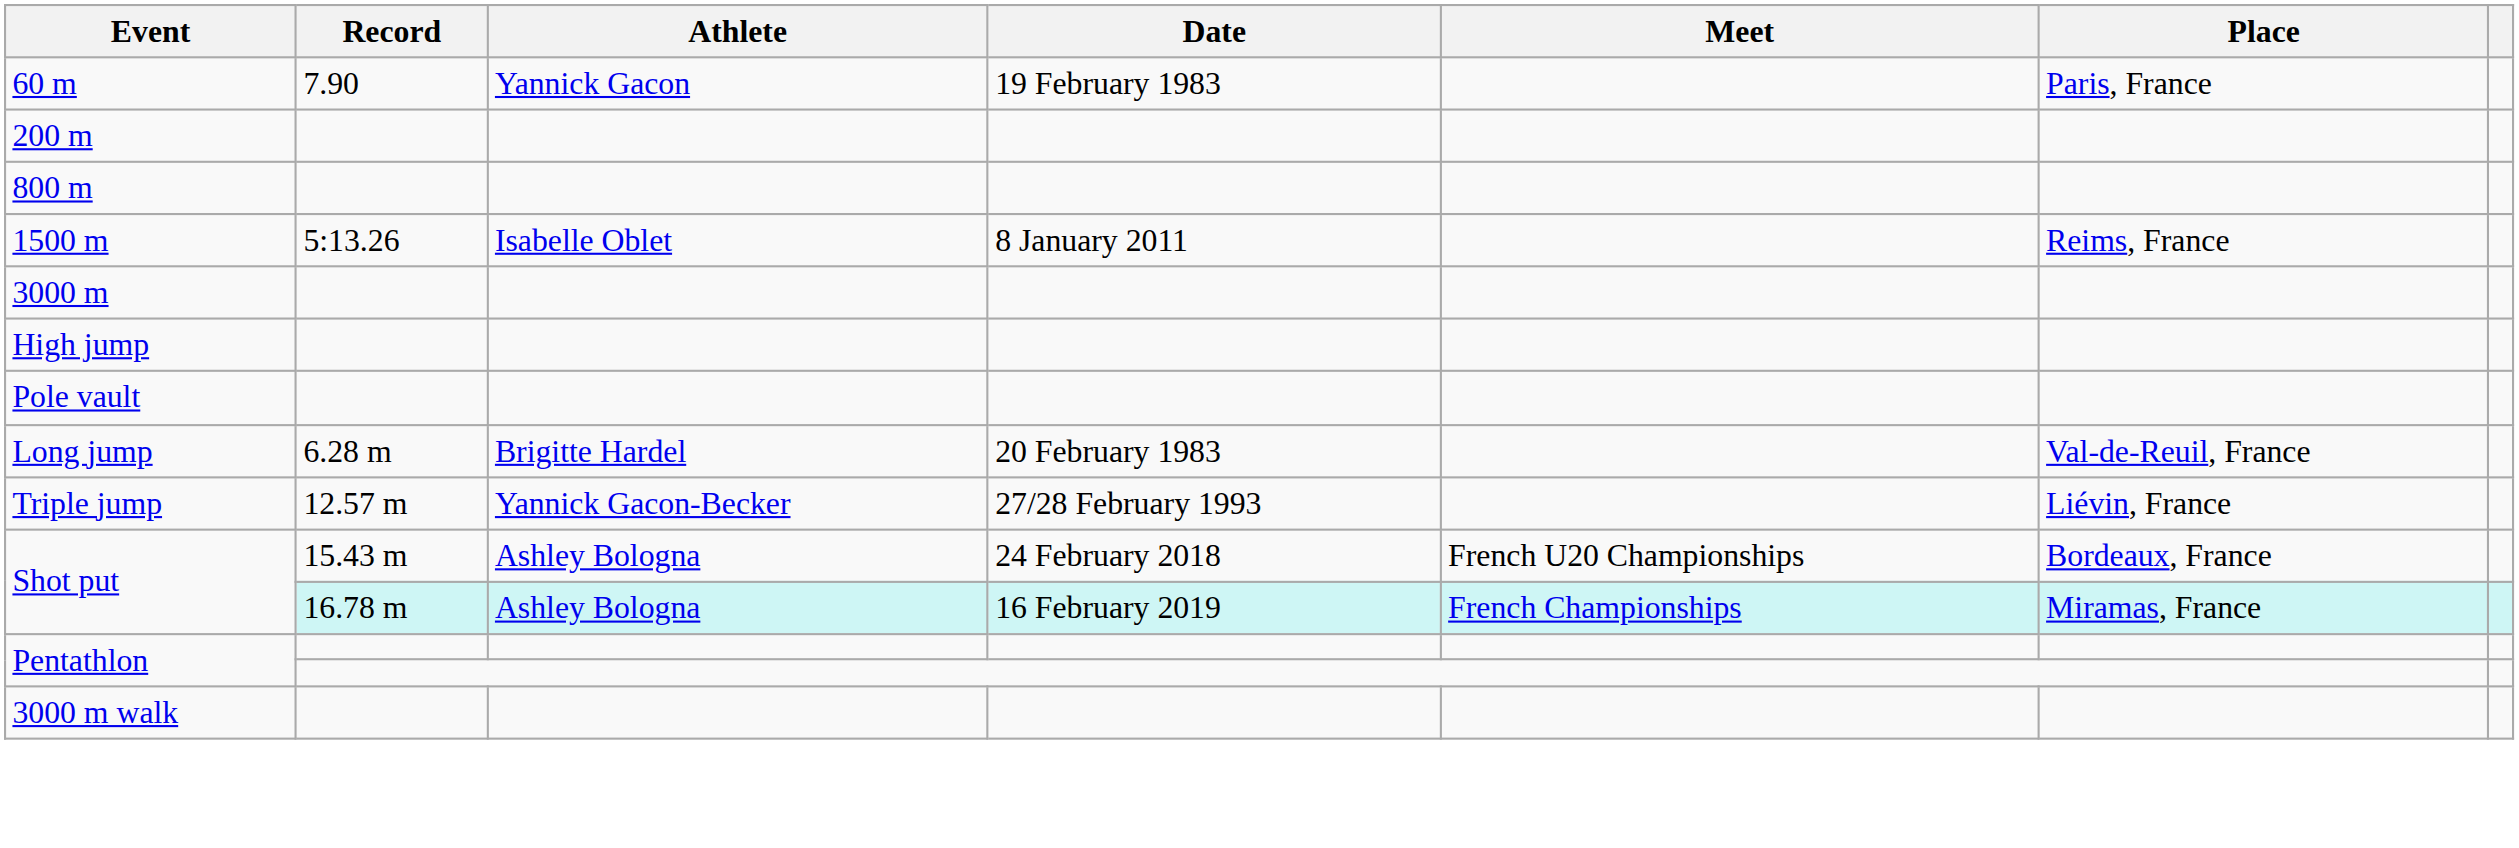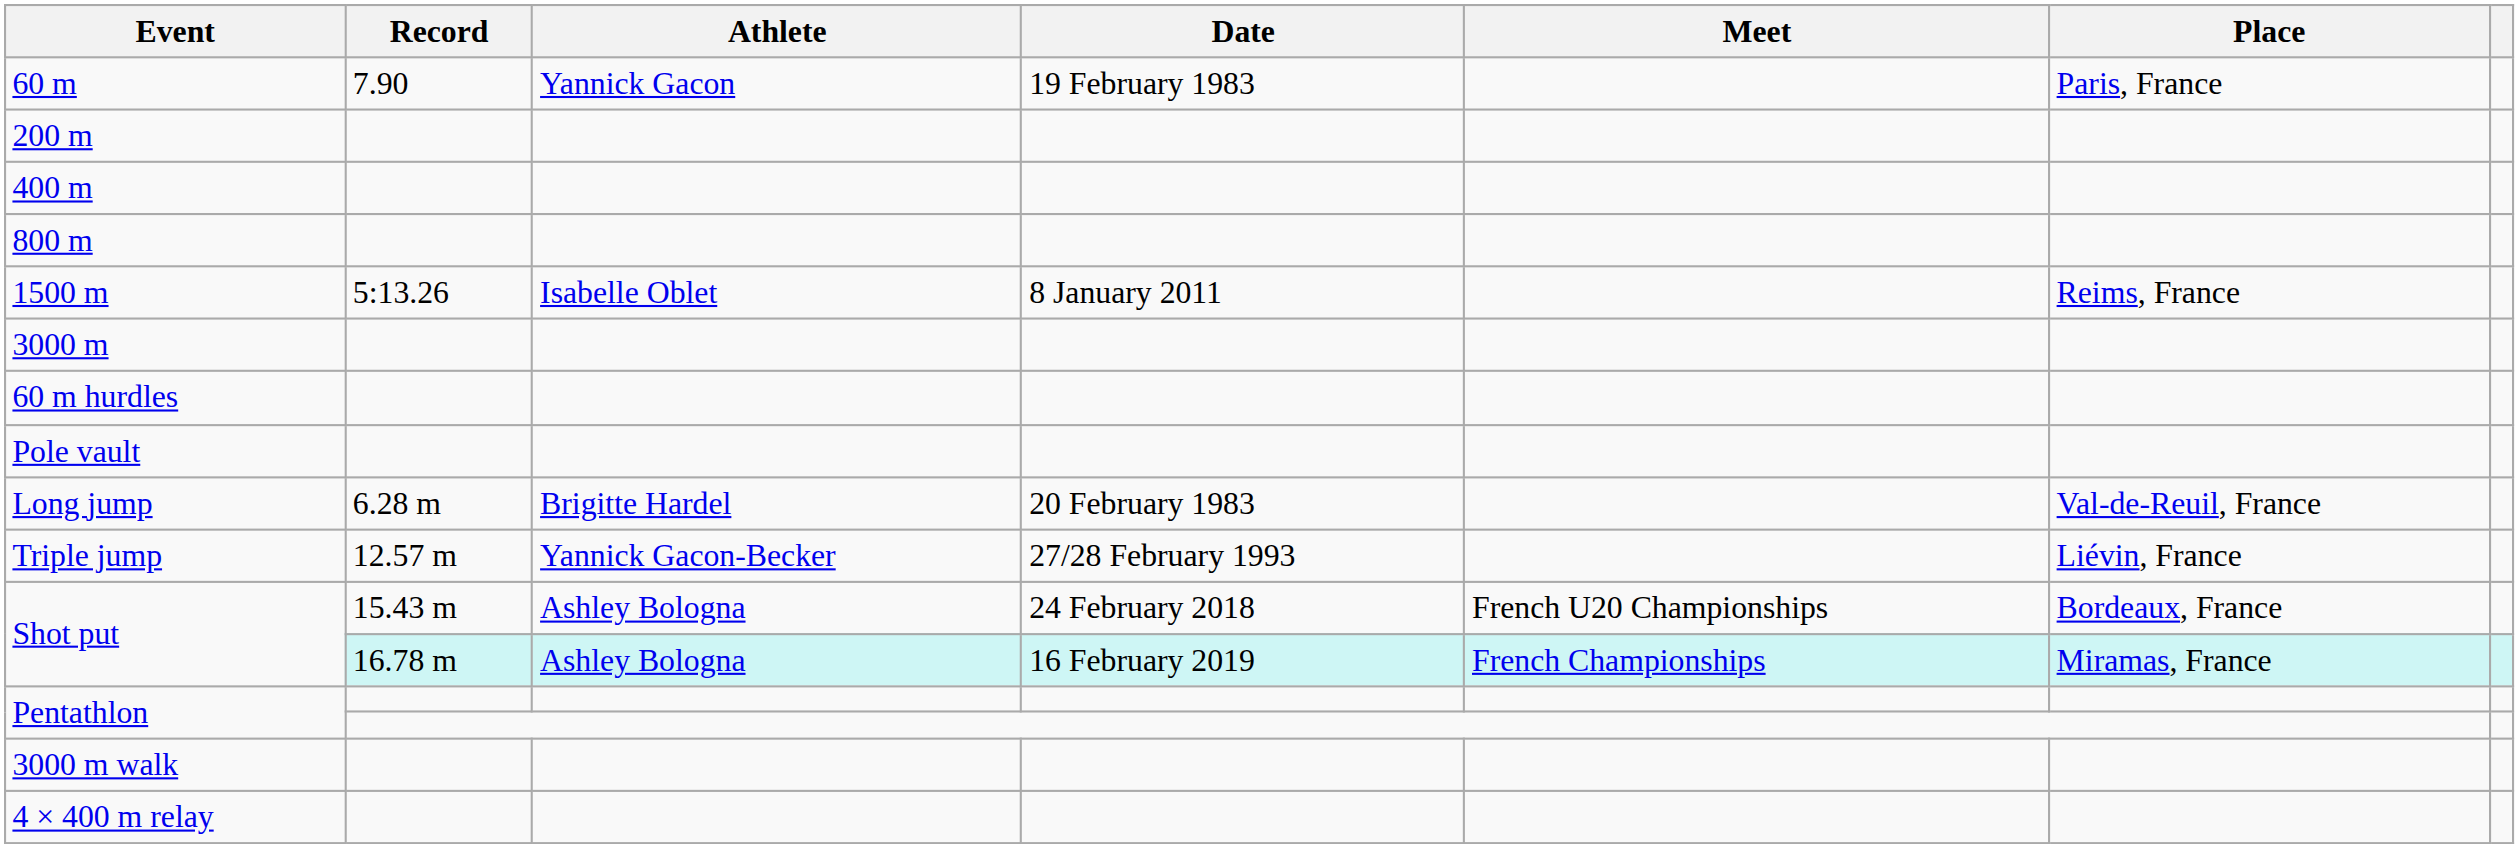+ row: (53, 188)
+ row: (95, 397)
- row: (81, 345)
+ row: (113, 816)
